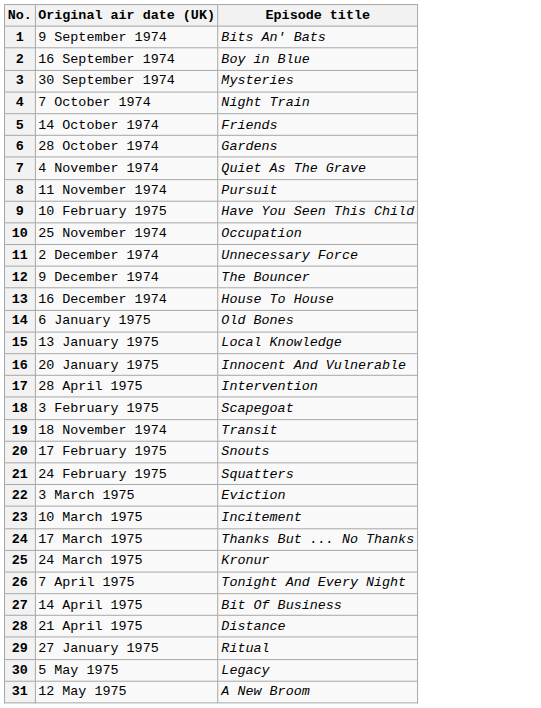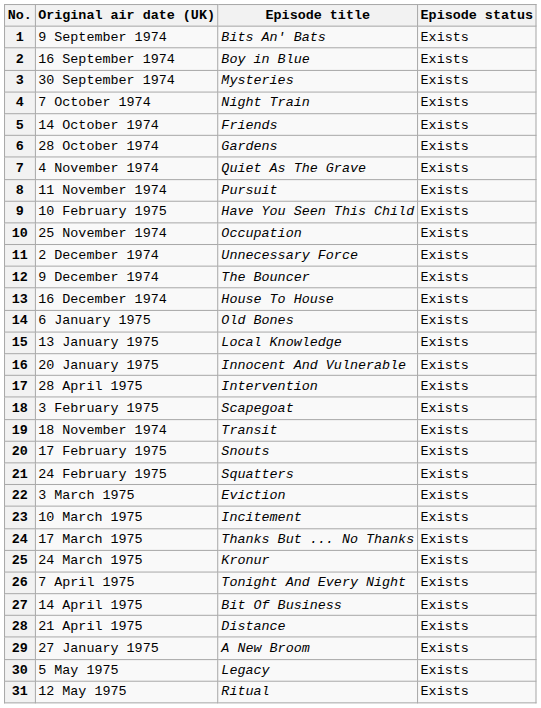+ column: (477, 15)
(245, 648) Ritual -> (266, 648) A New Broom
(266, 692) A New Broom -> (245, 692) Ritual
